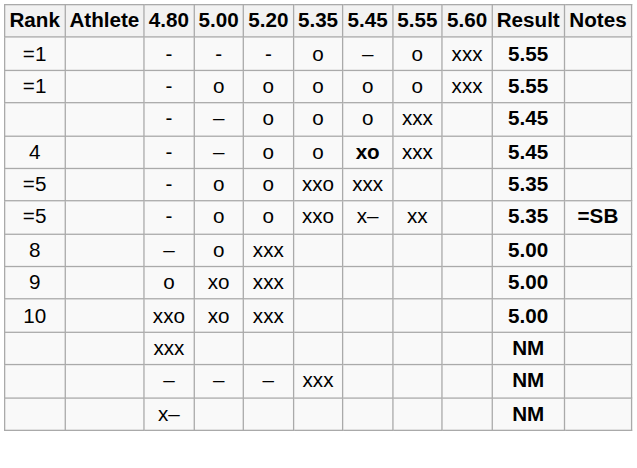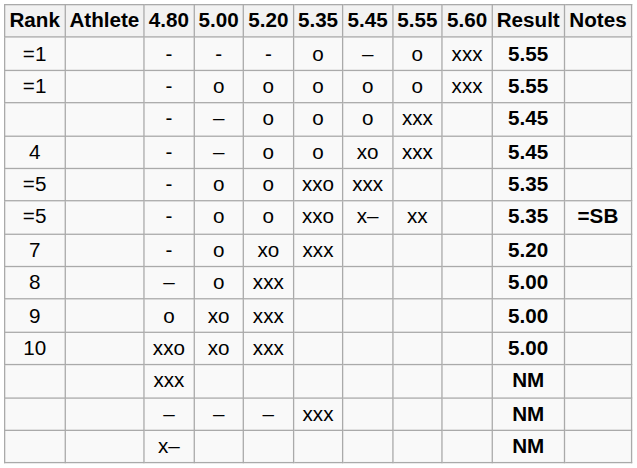(368, 151) bold -> (368, 151) normal
+ row: (35, 250)
